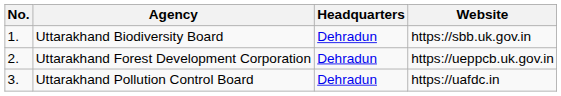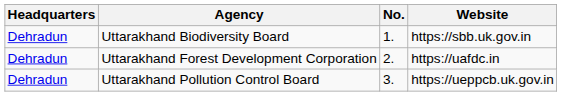columns swapped: (19, 15) <-> (361, 15)
(482, 58) https://ueppcb.uk.gov.in -> (455, 58) https://uafdc.in
(455, 79) https://uafdc.in -> (482, 79) https://ueppcb.uk.gov.in
